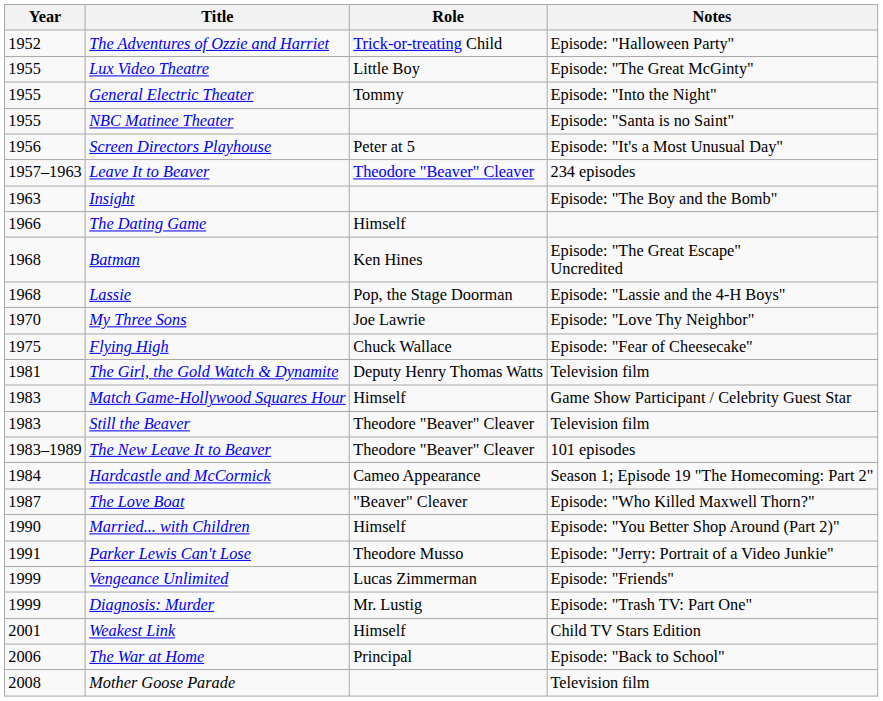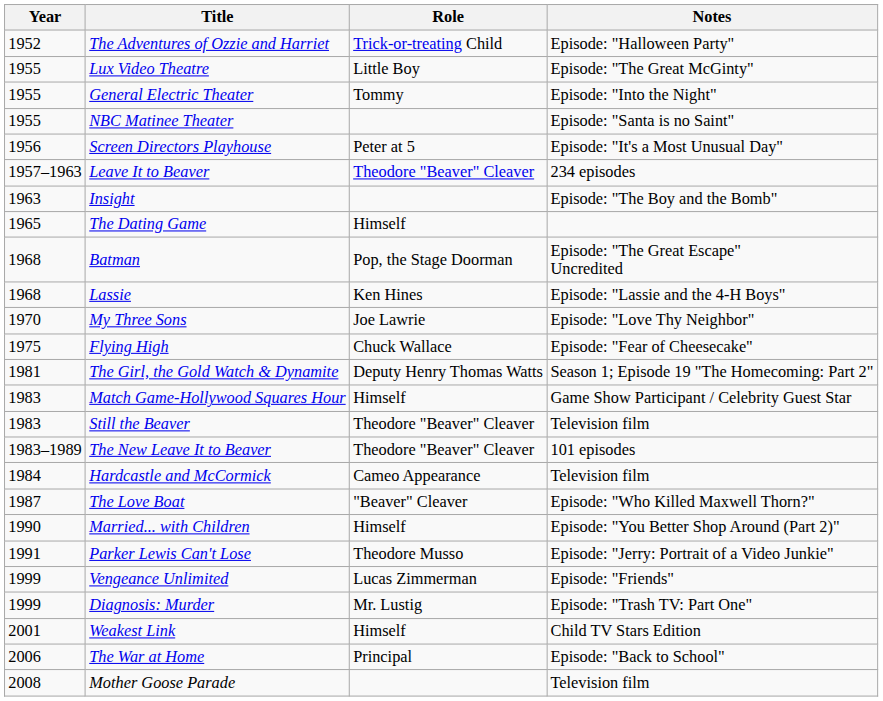(25, 224) 1966 -> (25, 224) 1965
(388, 259) Ken Hines -> (433, 259) Pop, the Stage Doorman
(433, 294) Pop, the Stage Doorman -> (388, 294) Ken Hines
(600, 372) Television film -> (712, 372) Season 1; Episode 19 "The Homecoming: Part 2"
(712, 475) Season 1; Episode 19 "The Homecoming: Part 2" -> (600, 475) Television film
